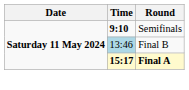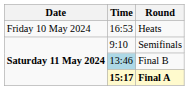+ row: (150, 28)
(119, 28) bold -> (119, 45) normal
